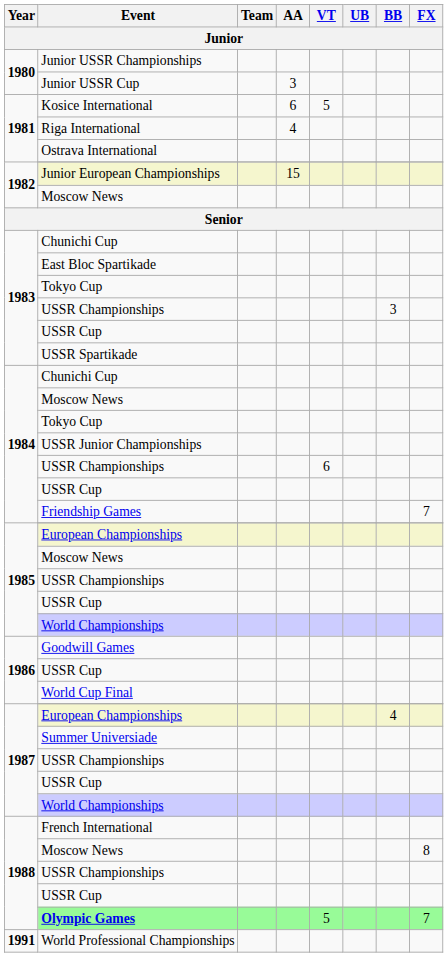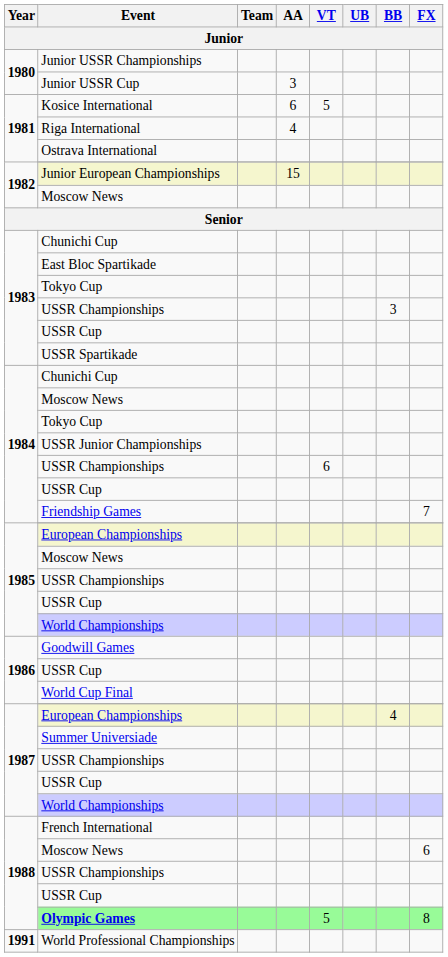(426, 850) 8 -> (426, 850) 6
(426, 918) 7 -> (426, 918) 8
